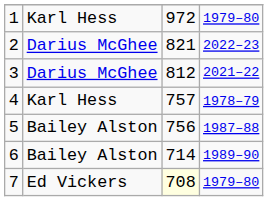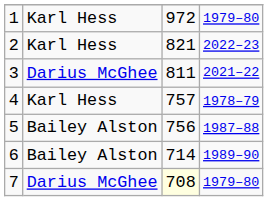(92, 46) Darius McGhee -> (72, 46) Karl Hess
(181, 73) 812 -> (181, 73) 811
(77, 182) Ed Vickers -> (92, 182) Darius McGhee
